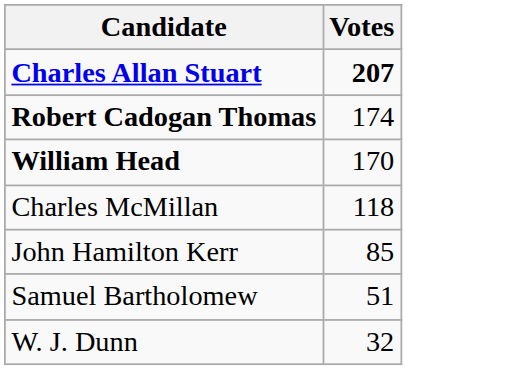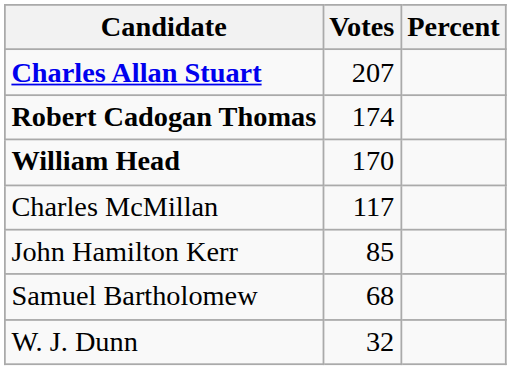+ column: (453, 26)
(373, 71) bold -> (373, 71) normal
(374, 206) 118 -> (374, 206) 117
(380, 296) 51 -> (380, 296) 68
